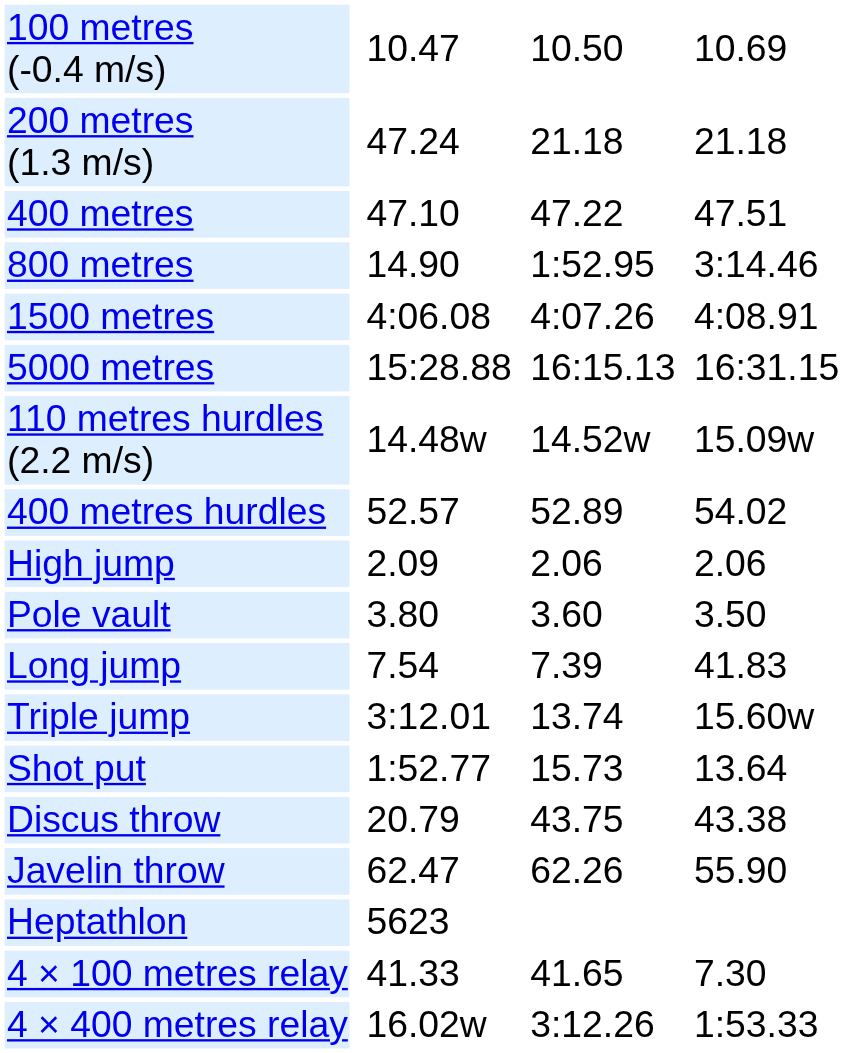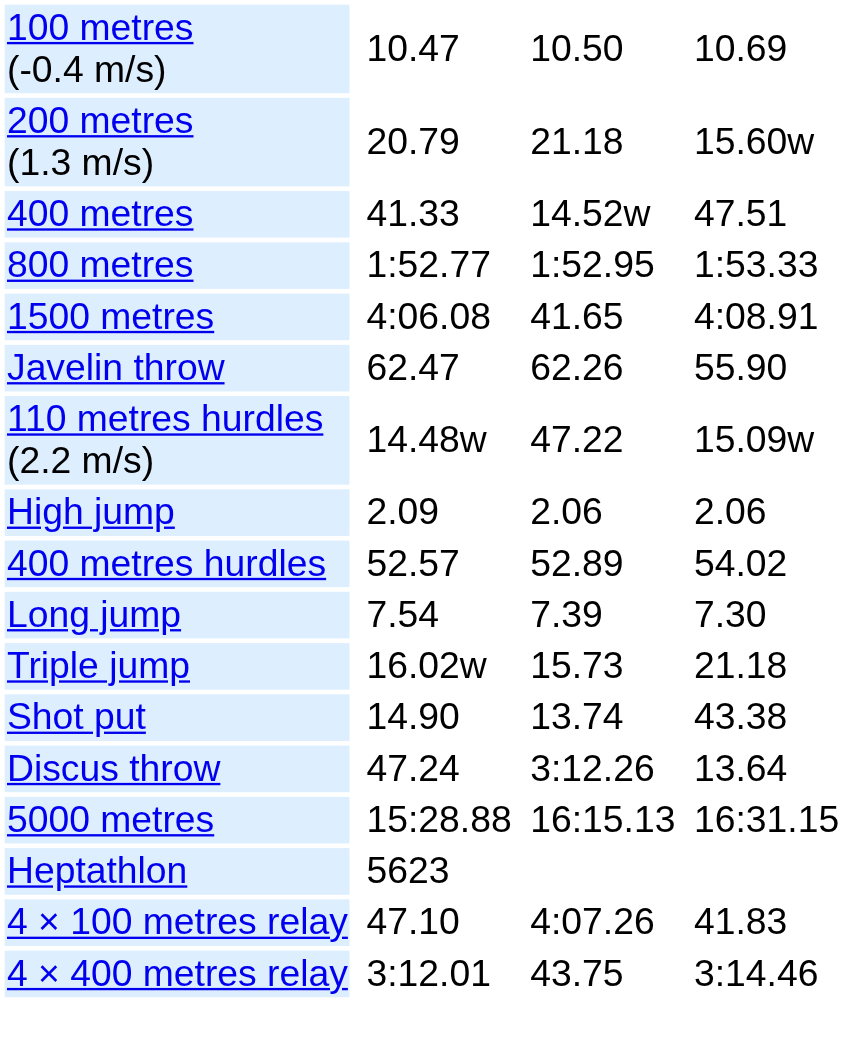(413, 141) 47.24 -> (413, 141) 20.79
(741, 141) 21.18 -> (754, 141) 15.60w
(413, 213) 47.10 -> (413, 213) 41.33
(577, 213) 47.22 -> (590, 213) 14.52w
(413, 264) 14.90 -> (429, 264) 1:52.77
(756, 264) 3:14.46 -> (756, 264) 1:53.33
(592, 316) 4:07.26 -> (577, 316) 41.65
rows swapped: (111, 367) <-> (116, 870)
(590, 439) 14.52w -> (577, 439) 47.22
rows swapped: (167, 511) <-> (91, 563)
- row: (89, 614)
(741, 665) 41.83 -> (730, 614) 7.30
(429, 716) 3:12.01 -> (427, 665) 16.02w
(577, 716) 13.74 -> (577, 665) 15.73
(754, 716) 15.60w -> (741, 665) 21.18
(429, 768) 1:52.77 -> (413, 716) 14.90
(577, 768) 15.73 -> (577, 716) 13.74
(741, 768) 13.64 -> (741, 716) 43.38
(413, 819) 20.79 -> (413, 768) 47.24
(577, 819) 43.75 -> (592, 768) 3:12.26
(741, 819) 43.38 -> (741, 768) 13.64
(413, 973) 41.33 -> (413, 922) 47.10
(577, 973) 41.65 -> (592, 922) 4:07.26
(730, 973) 7.30 -> (741, 922) 41.83
(427, 1024) 16.02w -> (429, 973) 3:12.01
(592, 1024) 3:12.26 -> (577, 973) 43.75
(756, 1024) 1:53.33 -> (756, 973) 3:14.46
